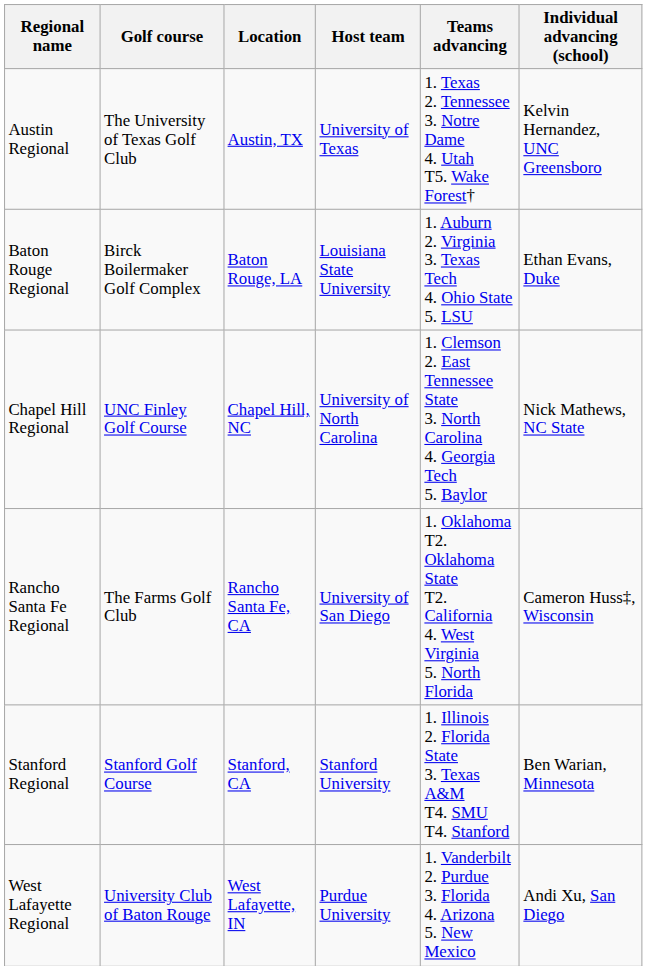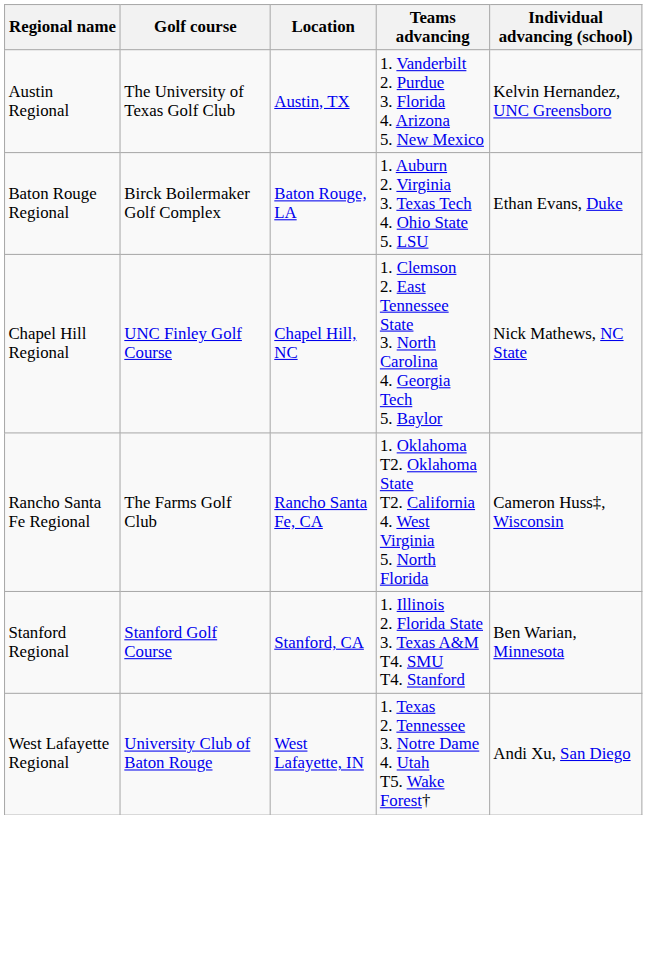- column: (368, 36)
(467, 138) 1. Texas 2. Tennessee 3. Notre Dame 4. Utah T5. Wake Forest† -> (432, 101) 1. Vanderbilt 2. Purdue 3. Florida 4. Arizona 5. New Mexico
(468, 905) 1. Vanderbilt 2. Purdue 3. Florida 4. Arizona 5. New Mexico -> (430, 754) 1. Texas 2. Tennessee 3. Notre Dame 4. Utah T5. Wake Forest†
